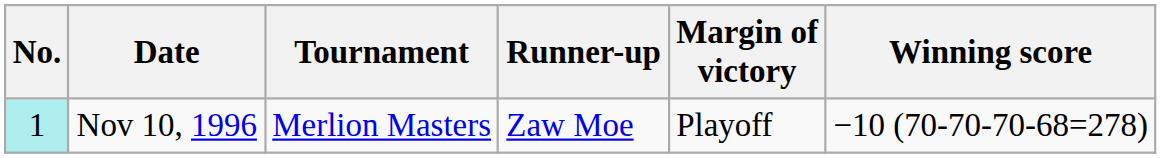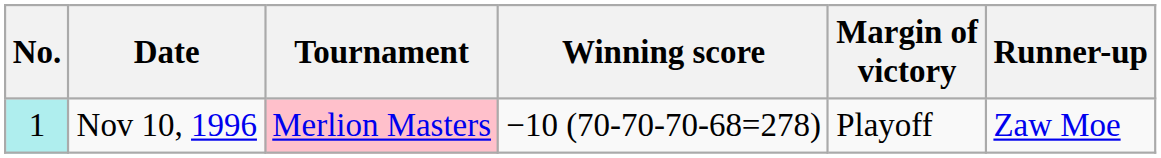columns swapped: (991, 51) <-> (584, 51)
(382, 125) no background -> (382, 125) pink background
